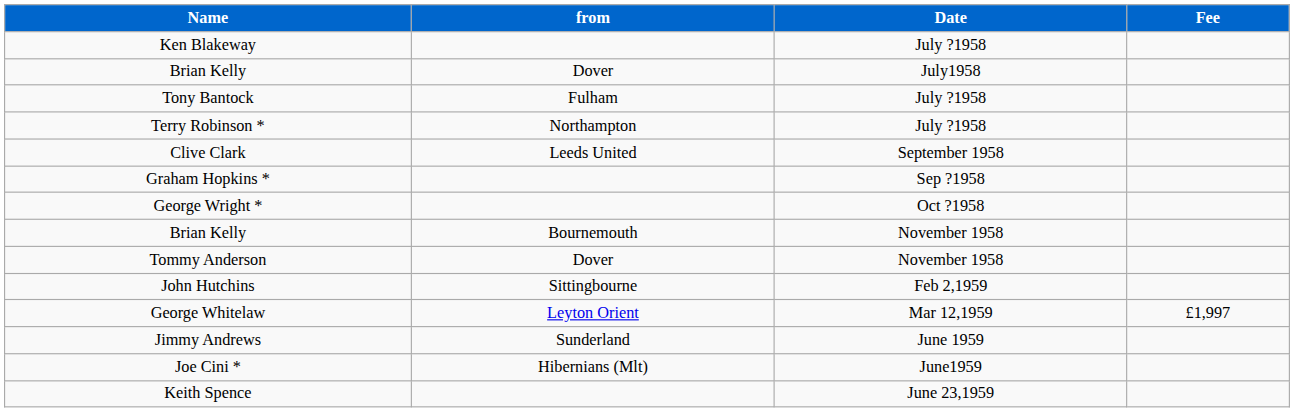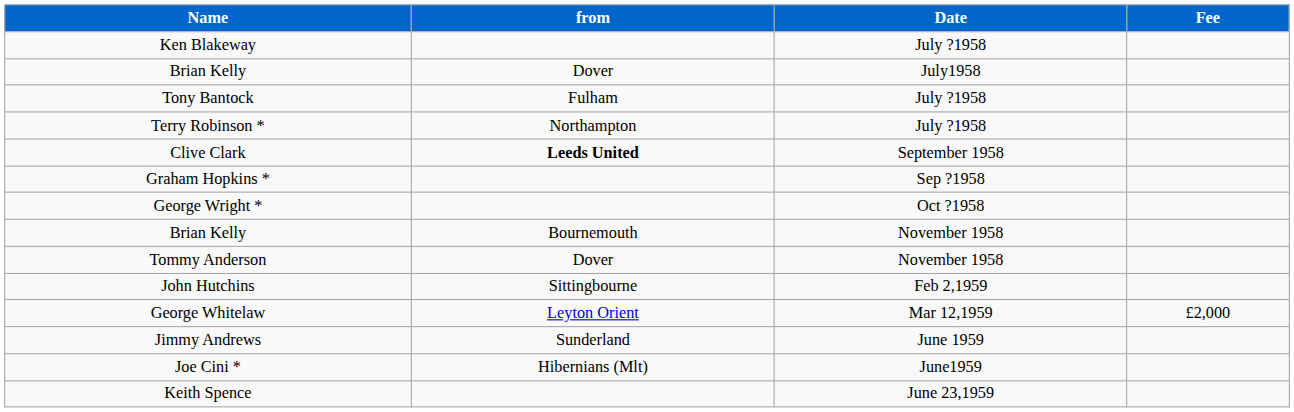(593, 152) normal -> (593, 152) bold
(1208, 313) £1,997 -> (1208, 313) £2,000
